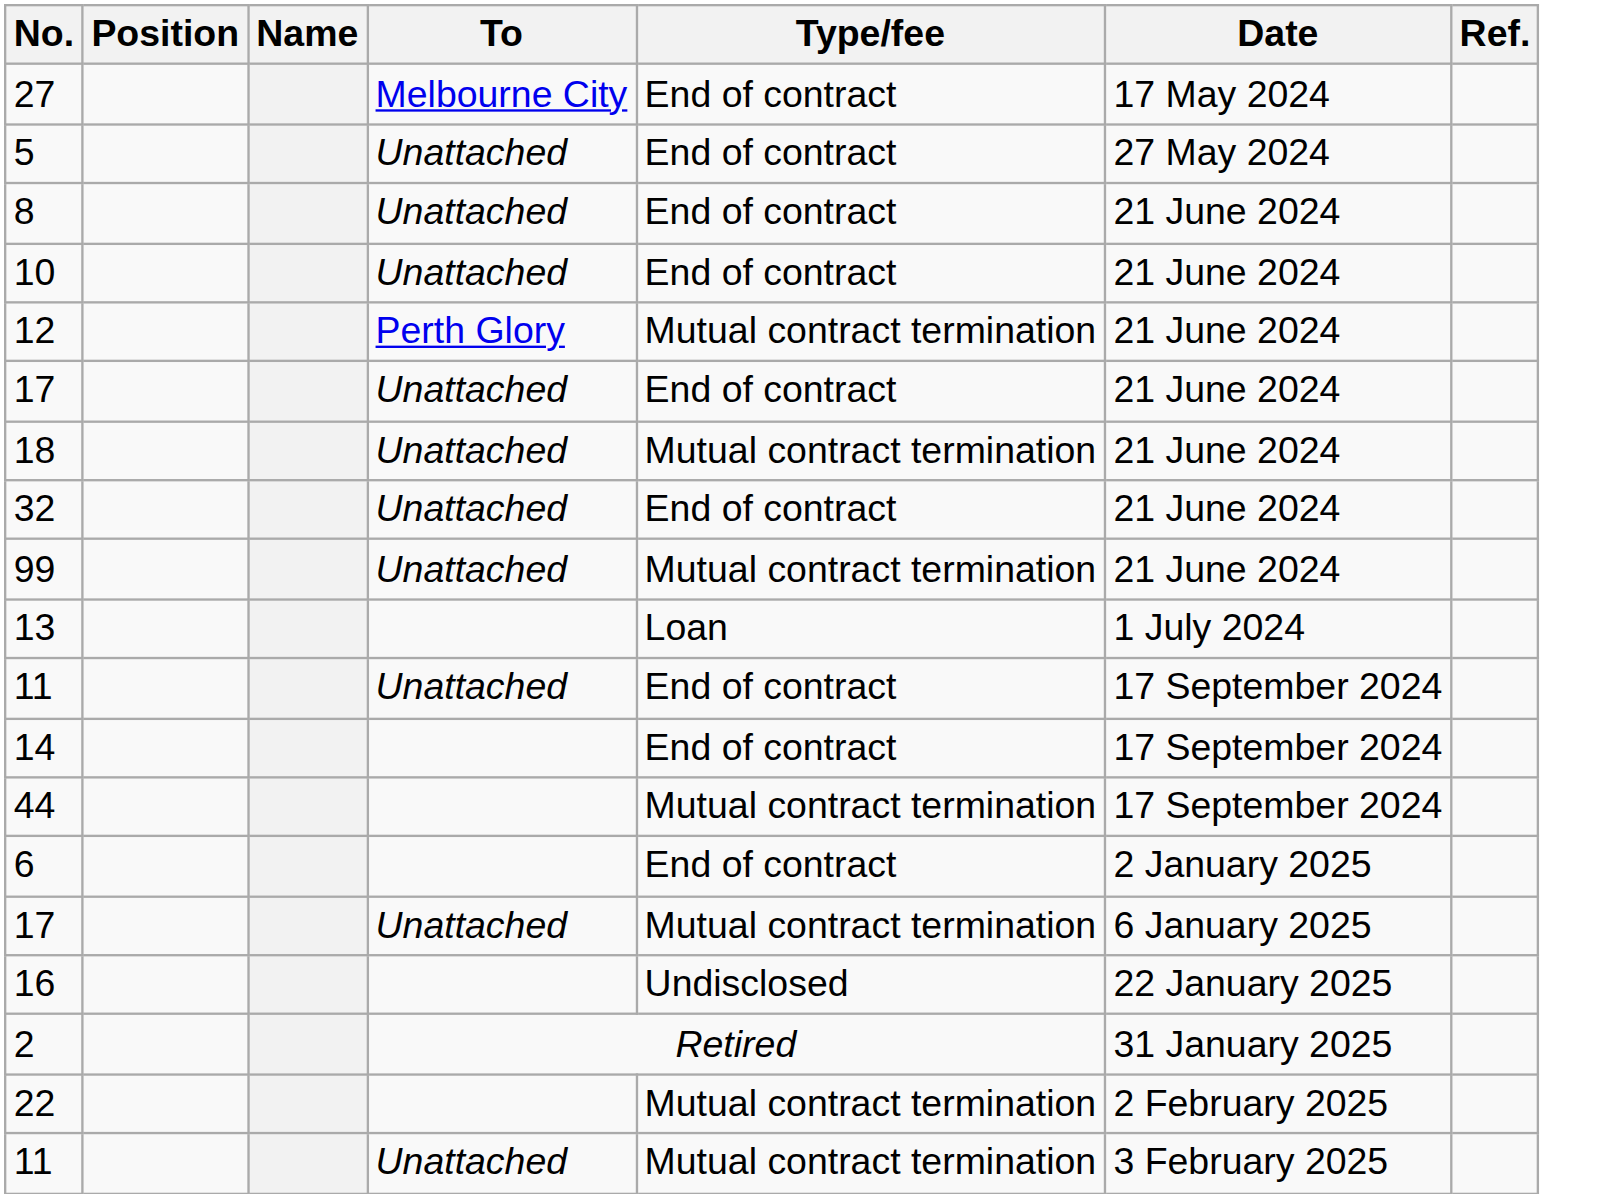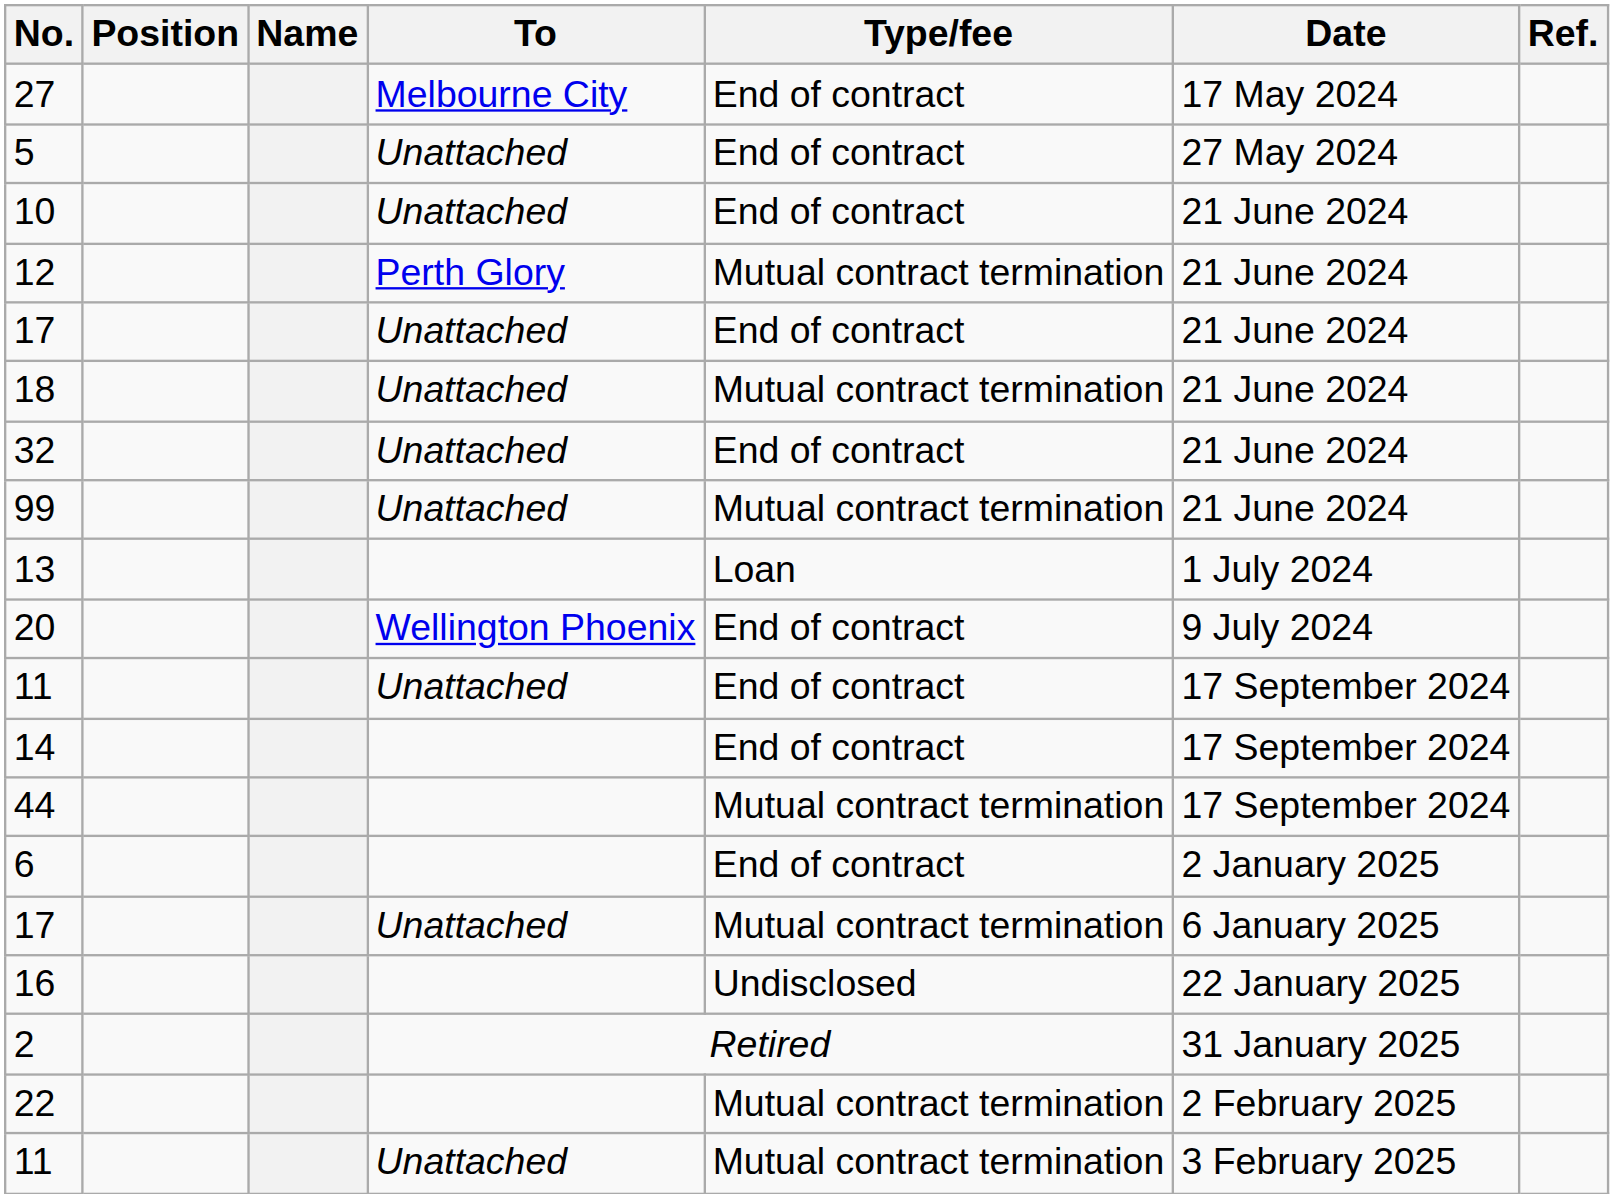- row: (24, 212)
+ row: (35, 627)
